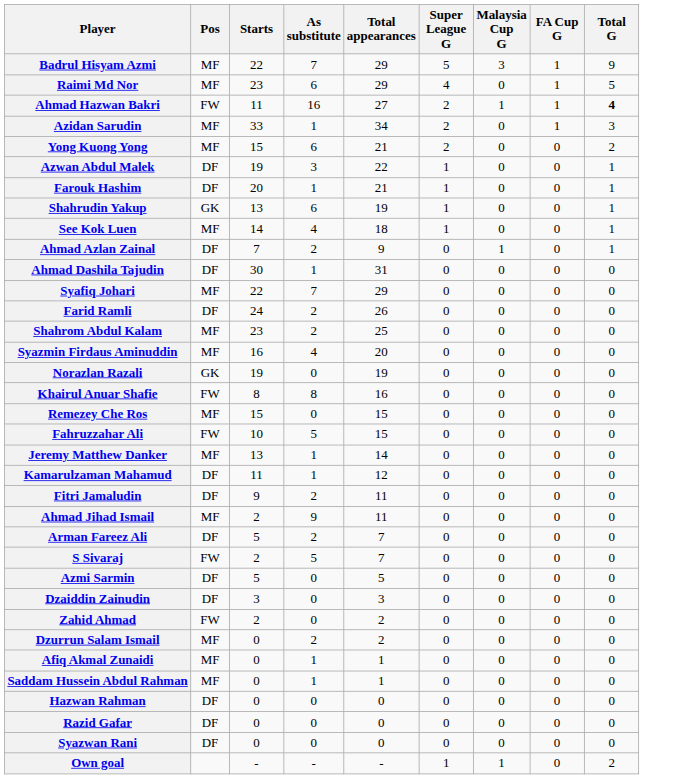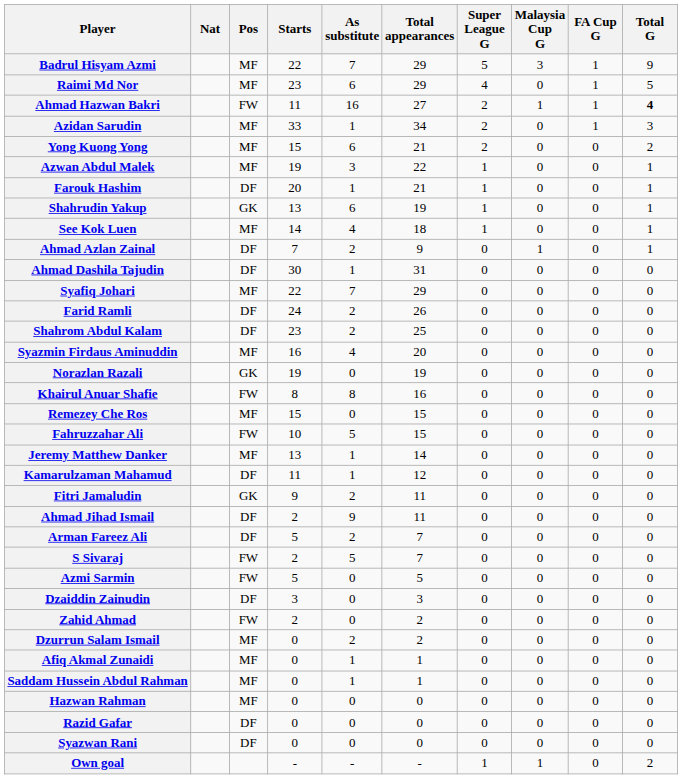+ column: (210, 29)
(210, 167) DF -> (248, 167) MF
(210, 331) MF -> (248, 331) DF
(210, 496) DF -> (248, 496) GK
(210, 516) MF -> (248, 516) DF
(210, 578) DF -> (248, 578) FW
(210, 701) DF -> (248, 701) MF
